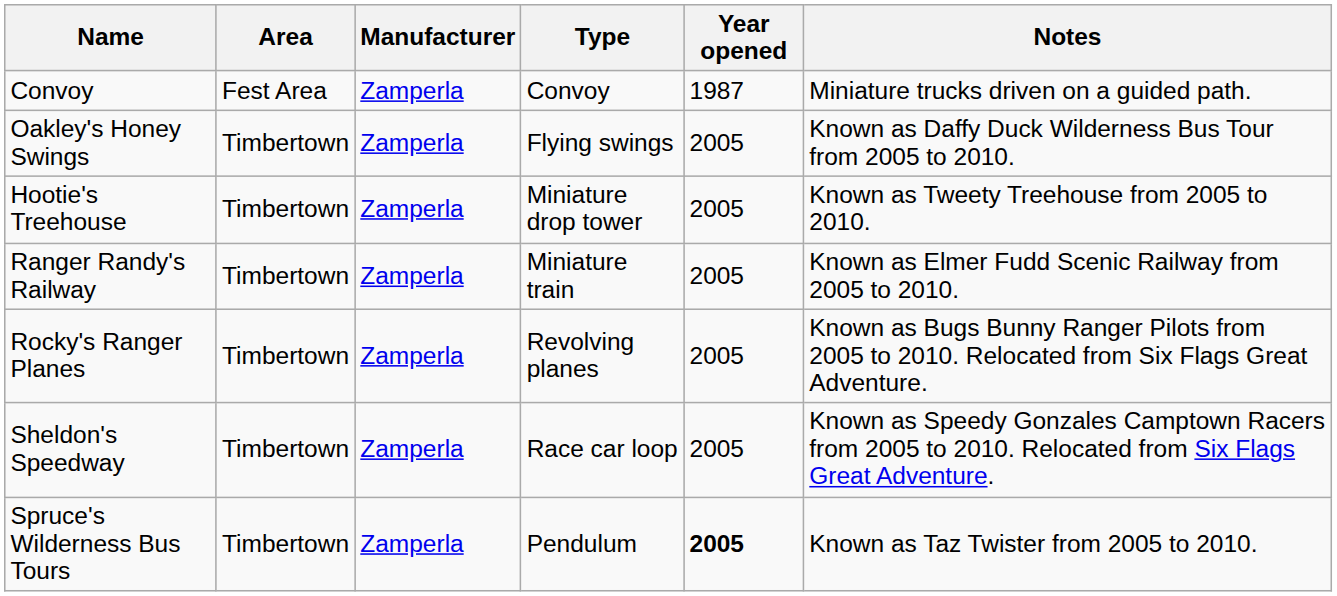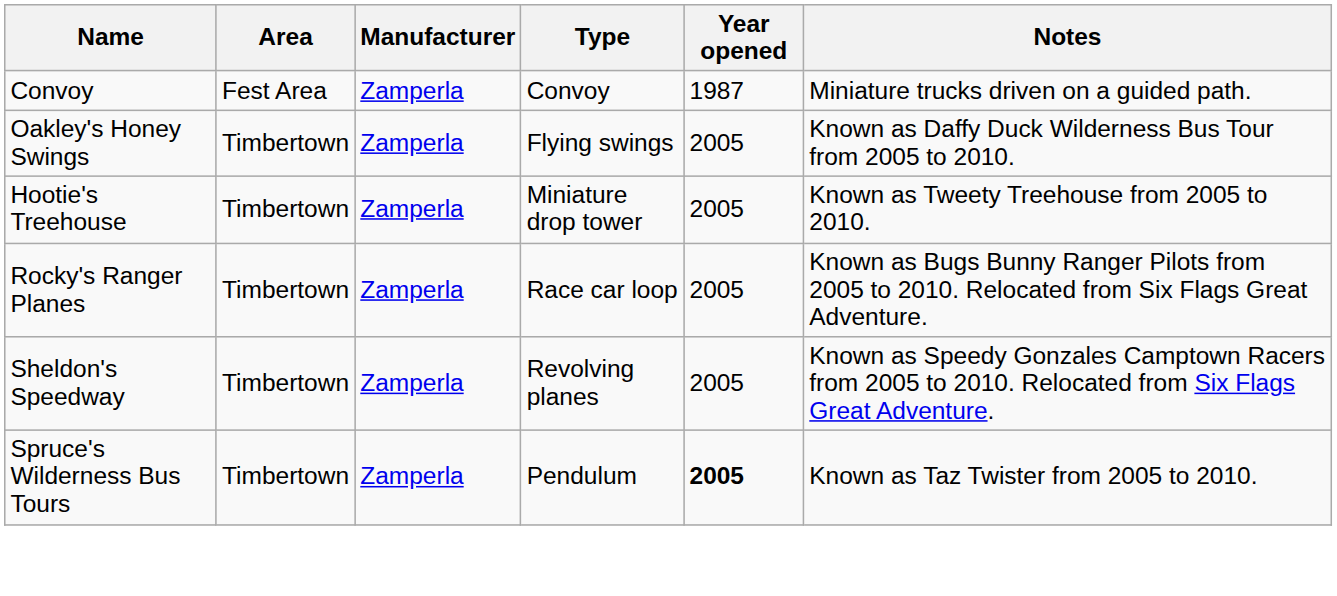- row: (98, 275)
(580, 355) Revolving planes -> (602, 289) Race car loop
(602, 449) Race car loop -> (580, 383) Revolving planes
